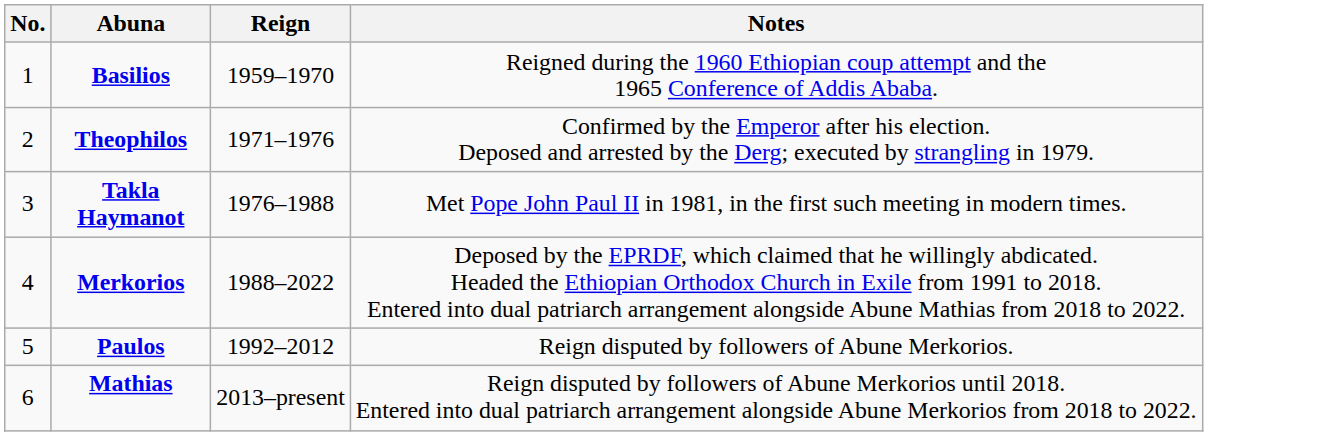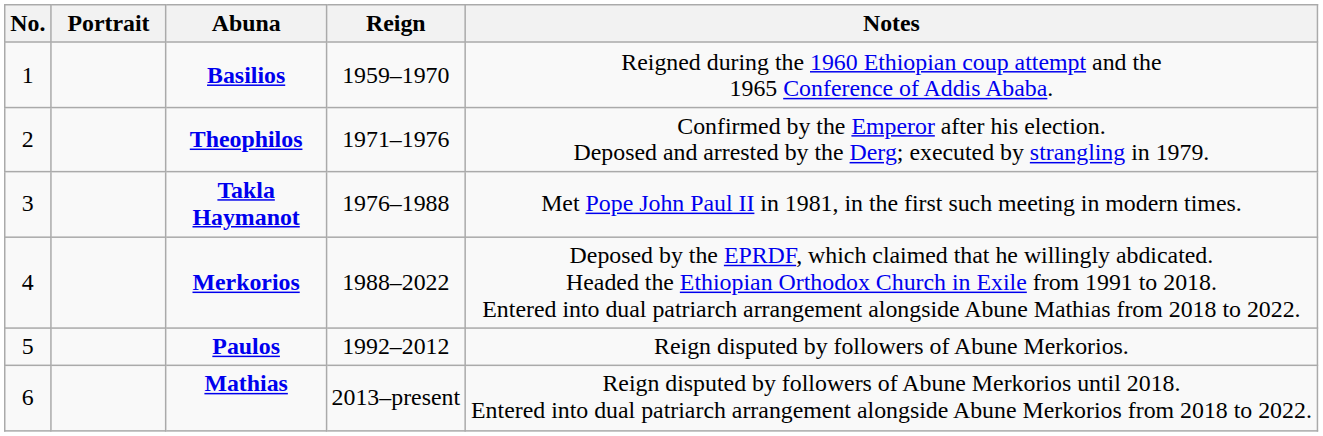+ column: (108, 23)
